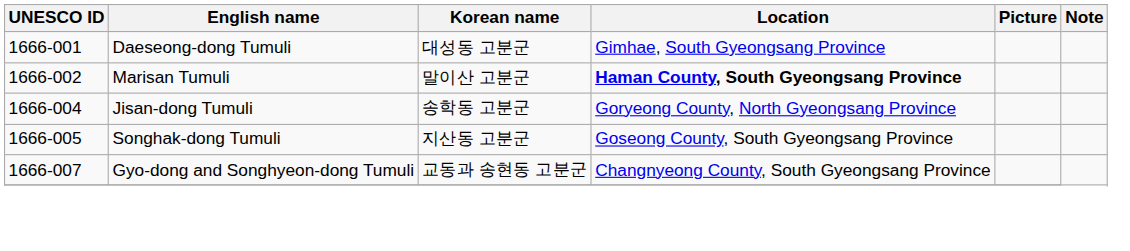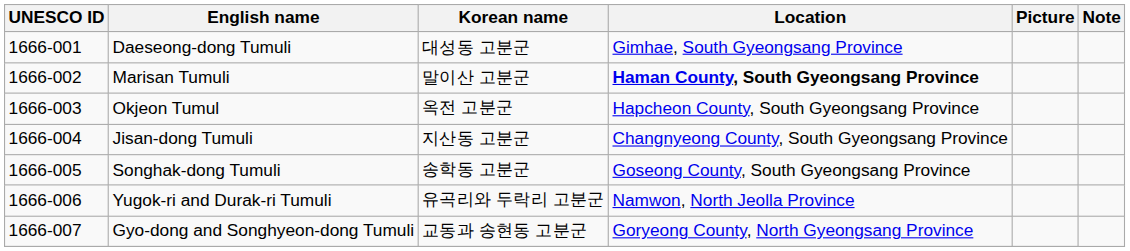+ row: (166, 108)
(476, 107) 송학동 고분군 -> (476, 138) 지산동 고분군
(776, 108) Goryeong County, North Gyeongsang Province -> (810, 139) Changnyeong County, South Gyeongsang Province
(476, 138) 지산동 고분군 -> (476, 169) 송학동 고분군
+ row: (222, 200)
(793, 169) Changnyeong County, South Gyeongsang Province -> (793, 231) Goryeong County, North Gyeongsang Province
